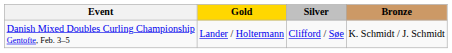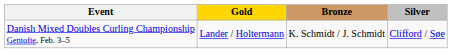columns swapped: (316, 12) <-> (397, 12)
